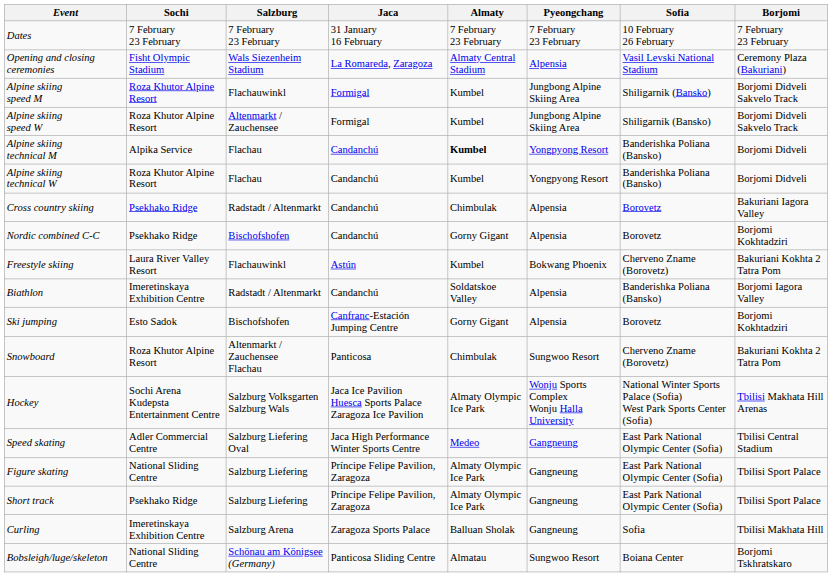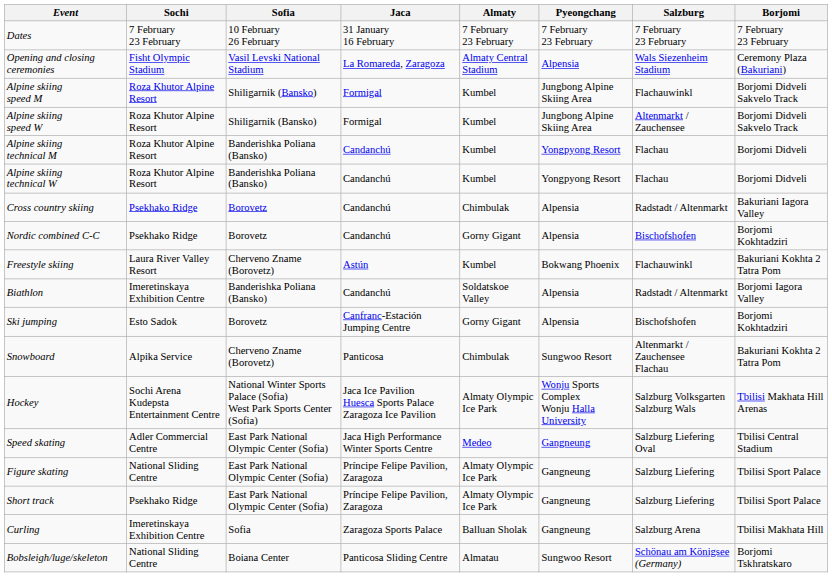columns swapped: (277, 12) <-> (678, 12)
(161, 150) Alpika Service -> (172, 150) Roza Khutor Alpine Resort
(468, 150) bold -> (479, 150) normal
(172, 356) Roza Khutor Alpine Resort -> (161, 356) Alpika Service
